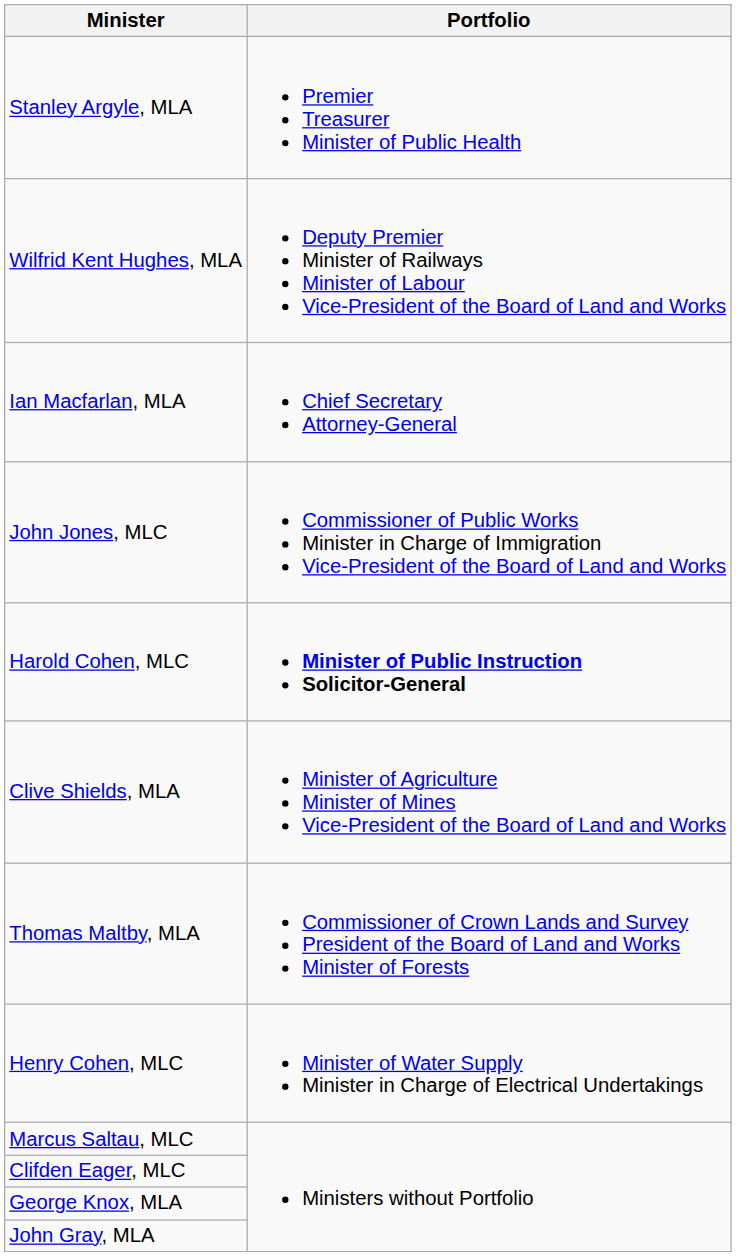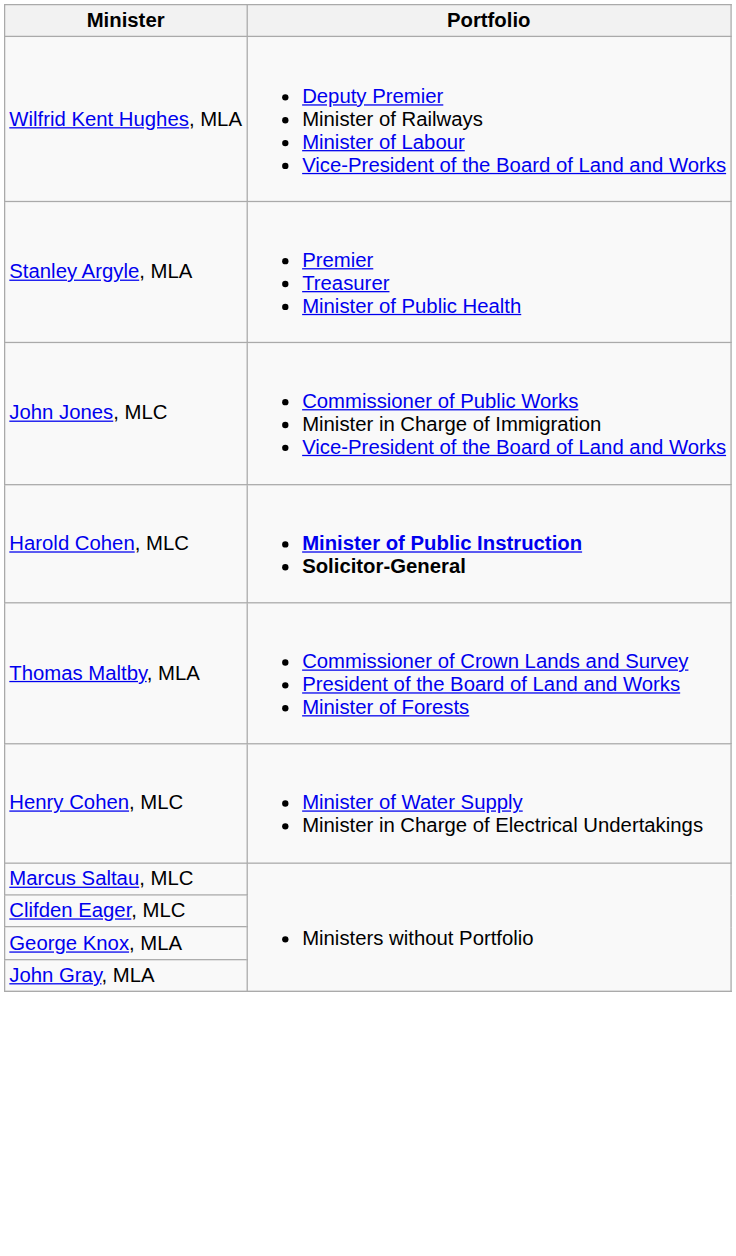rows swapped: (101, 107) <-> (126, 260)
- row: (97, 401)
- row: (95, 791)
